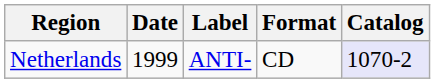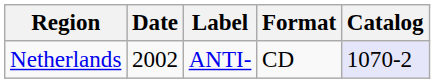(155, 59) 1999 -> (155, 59) 2002
